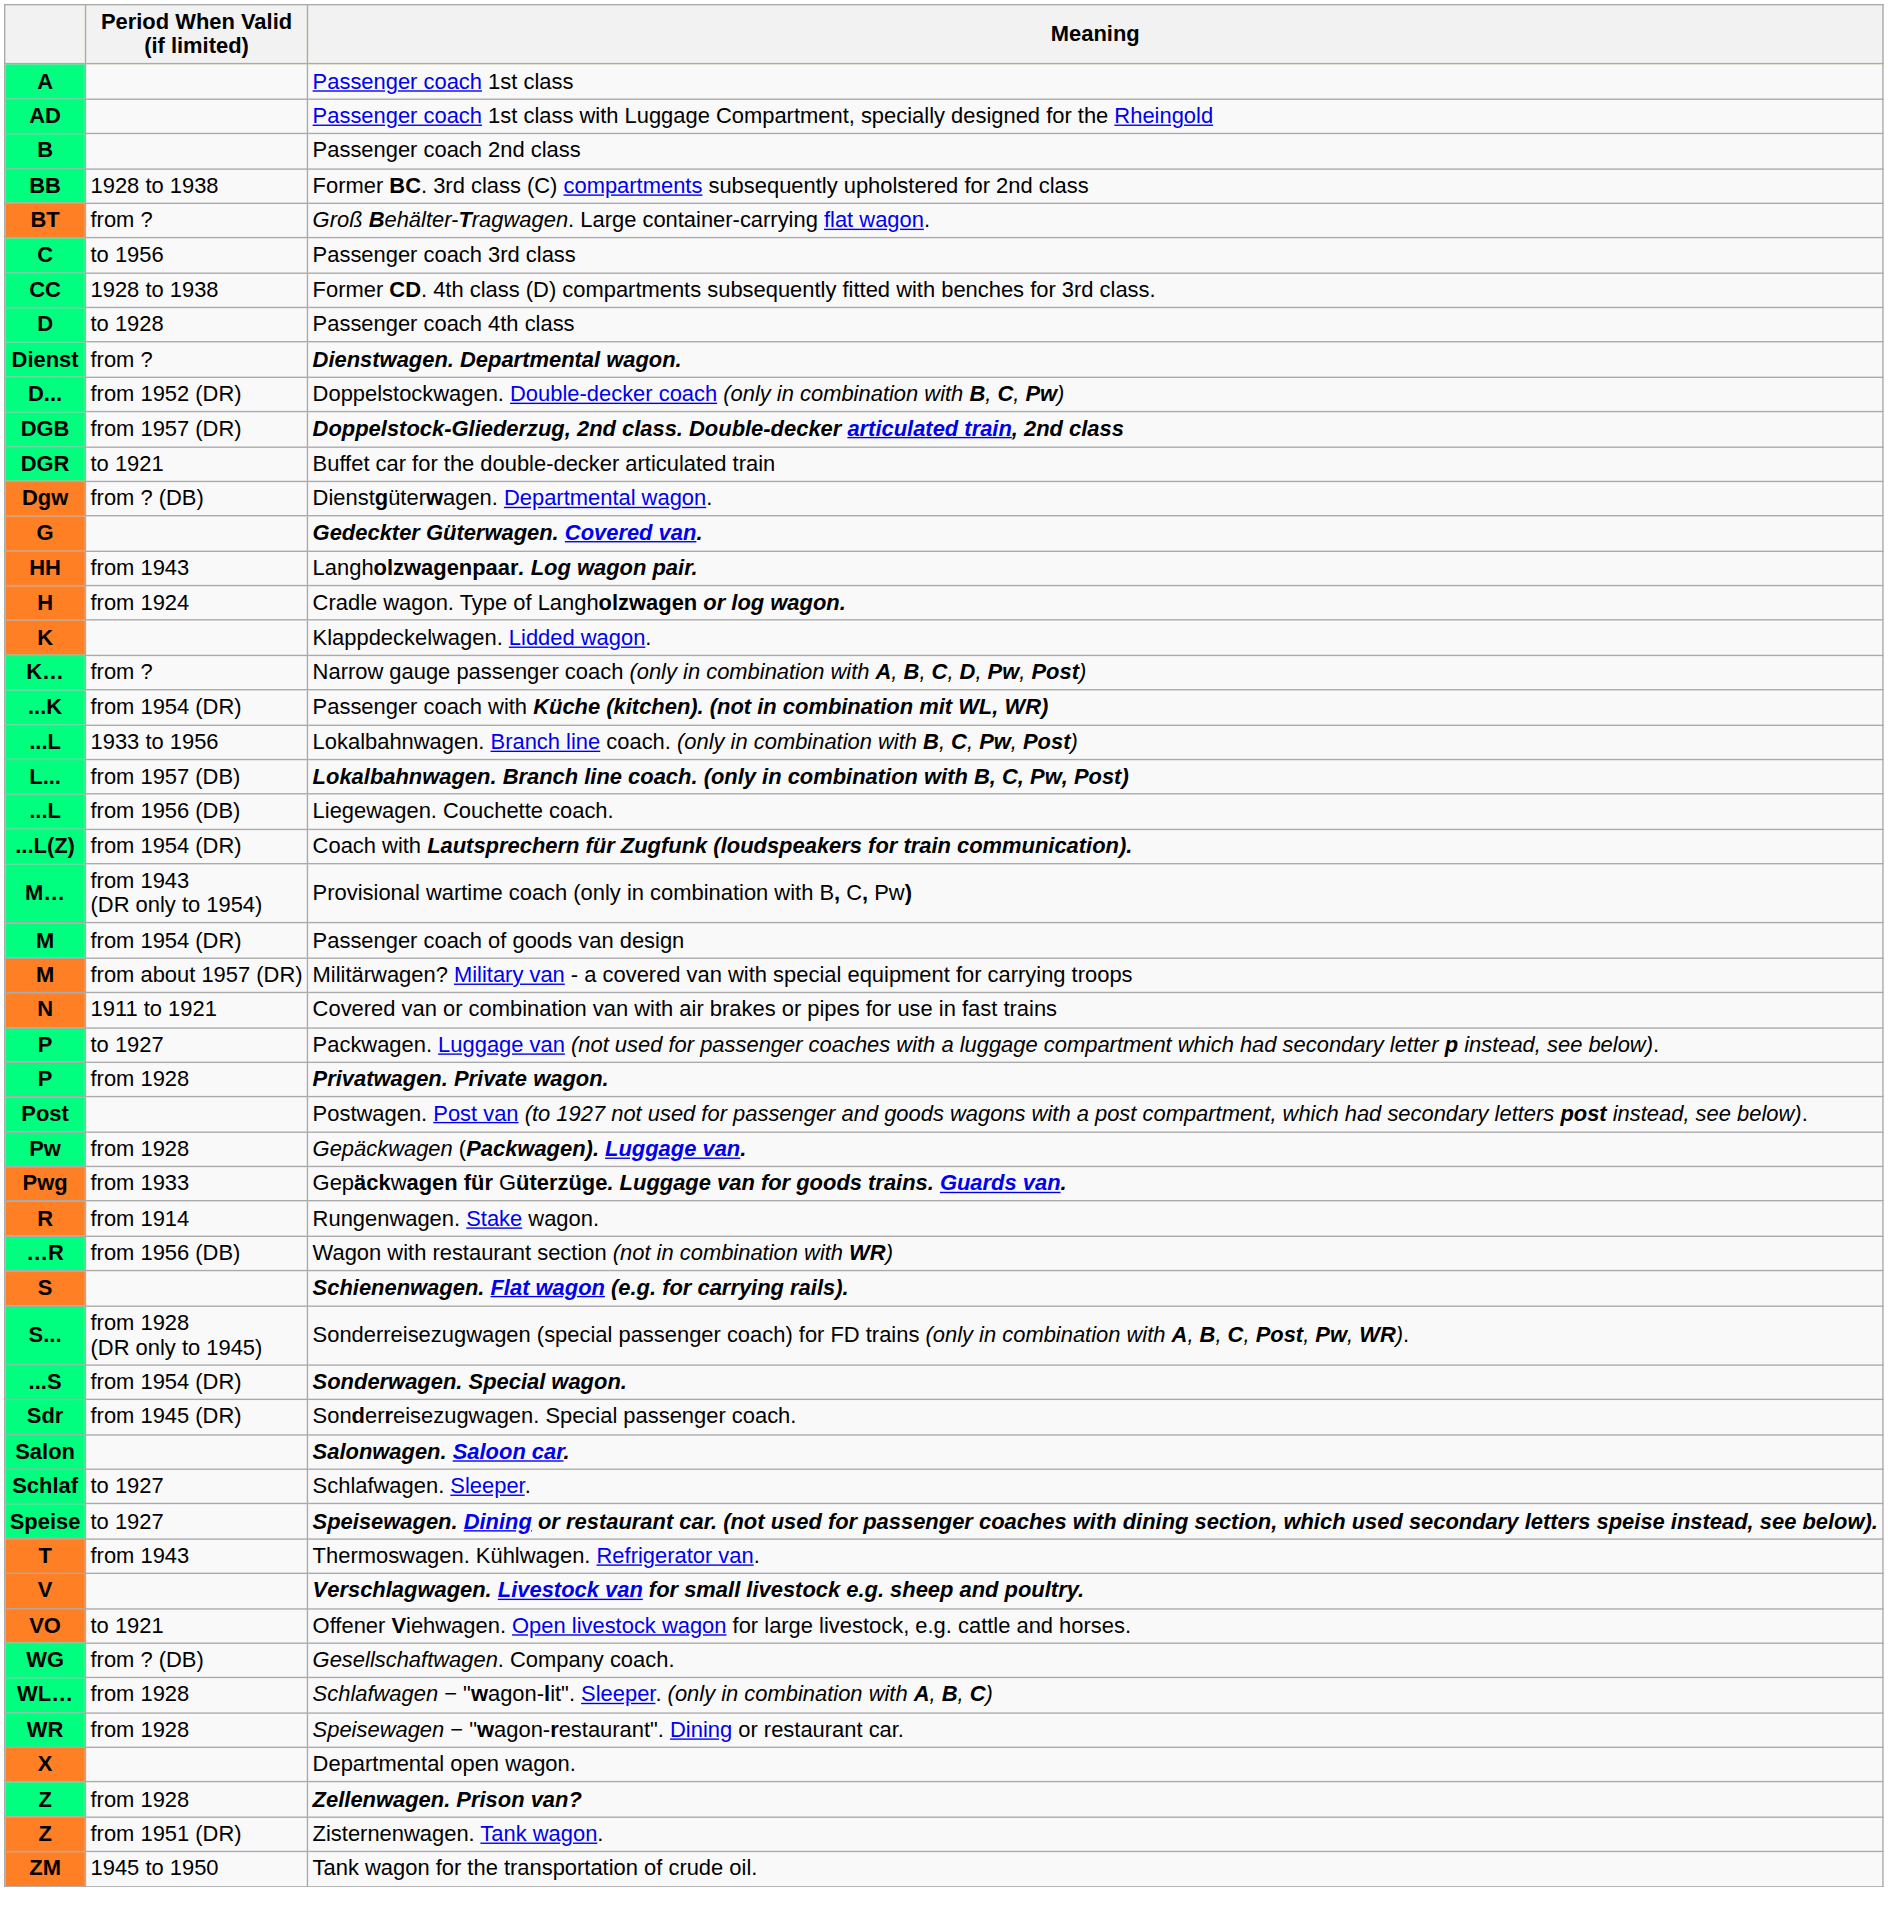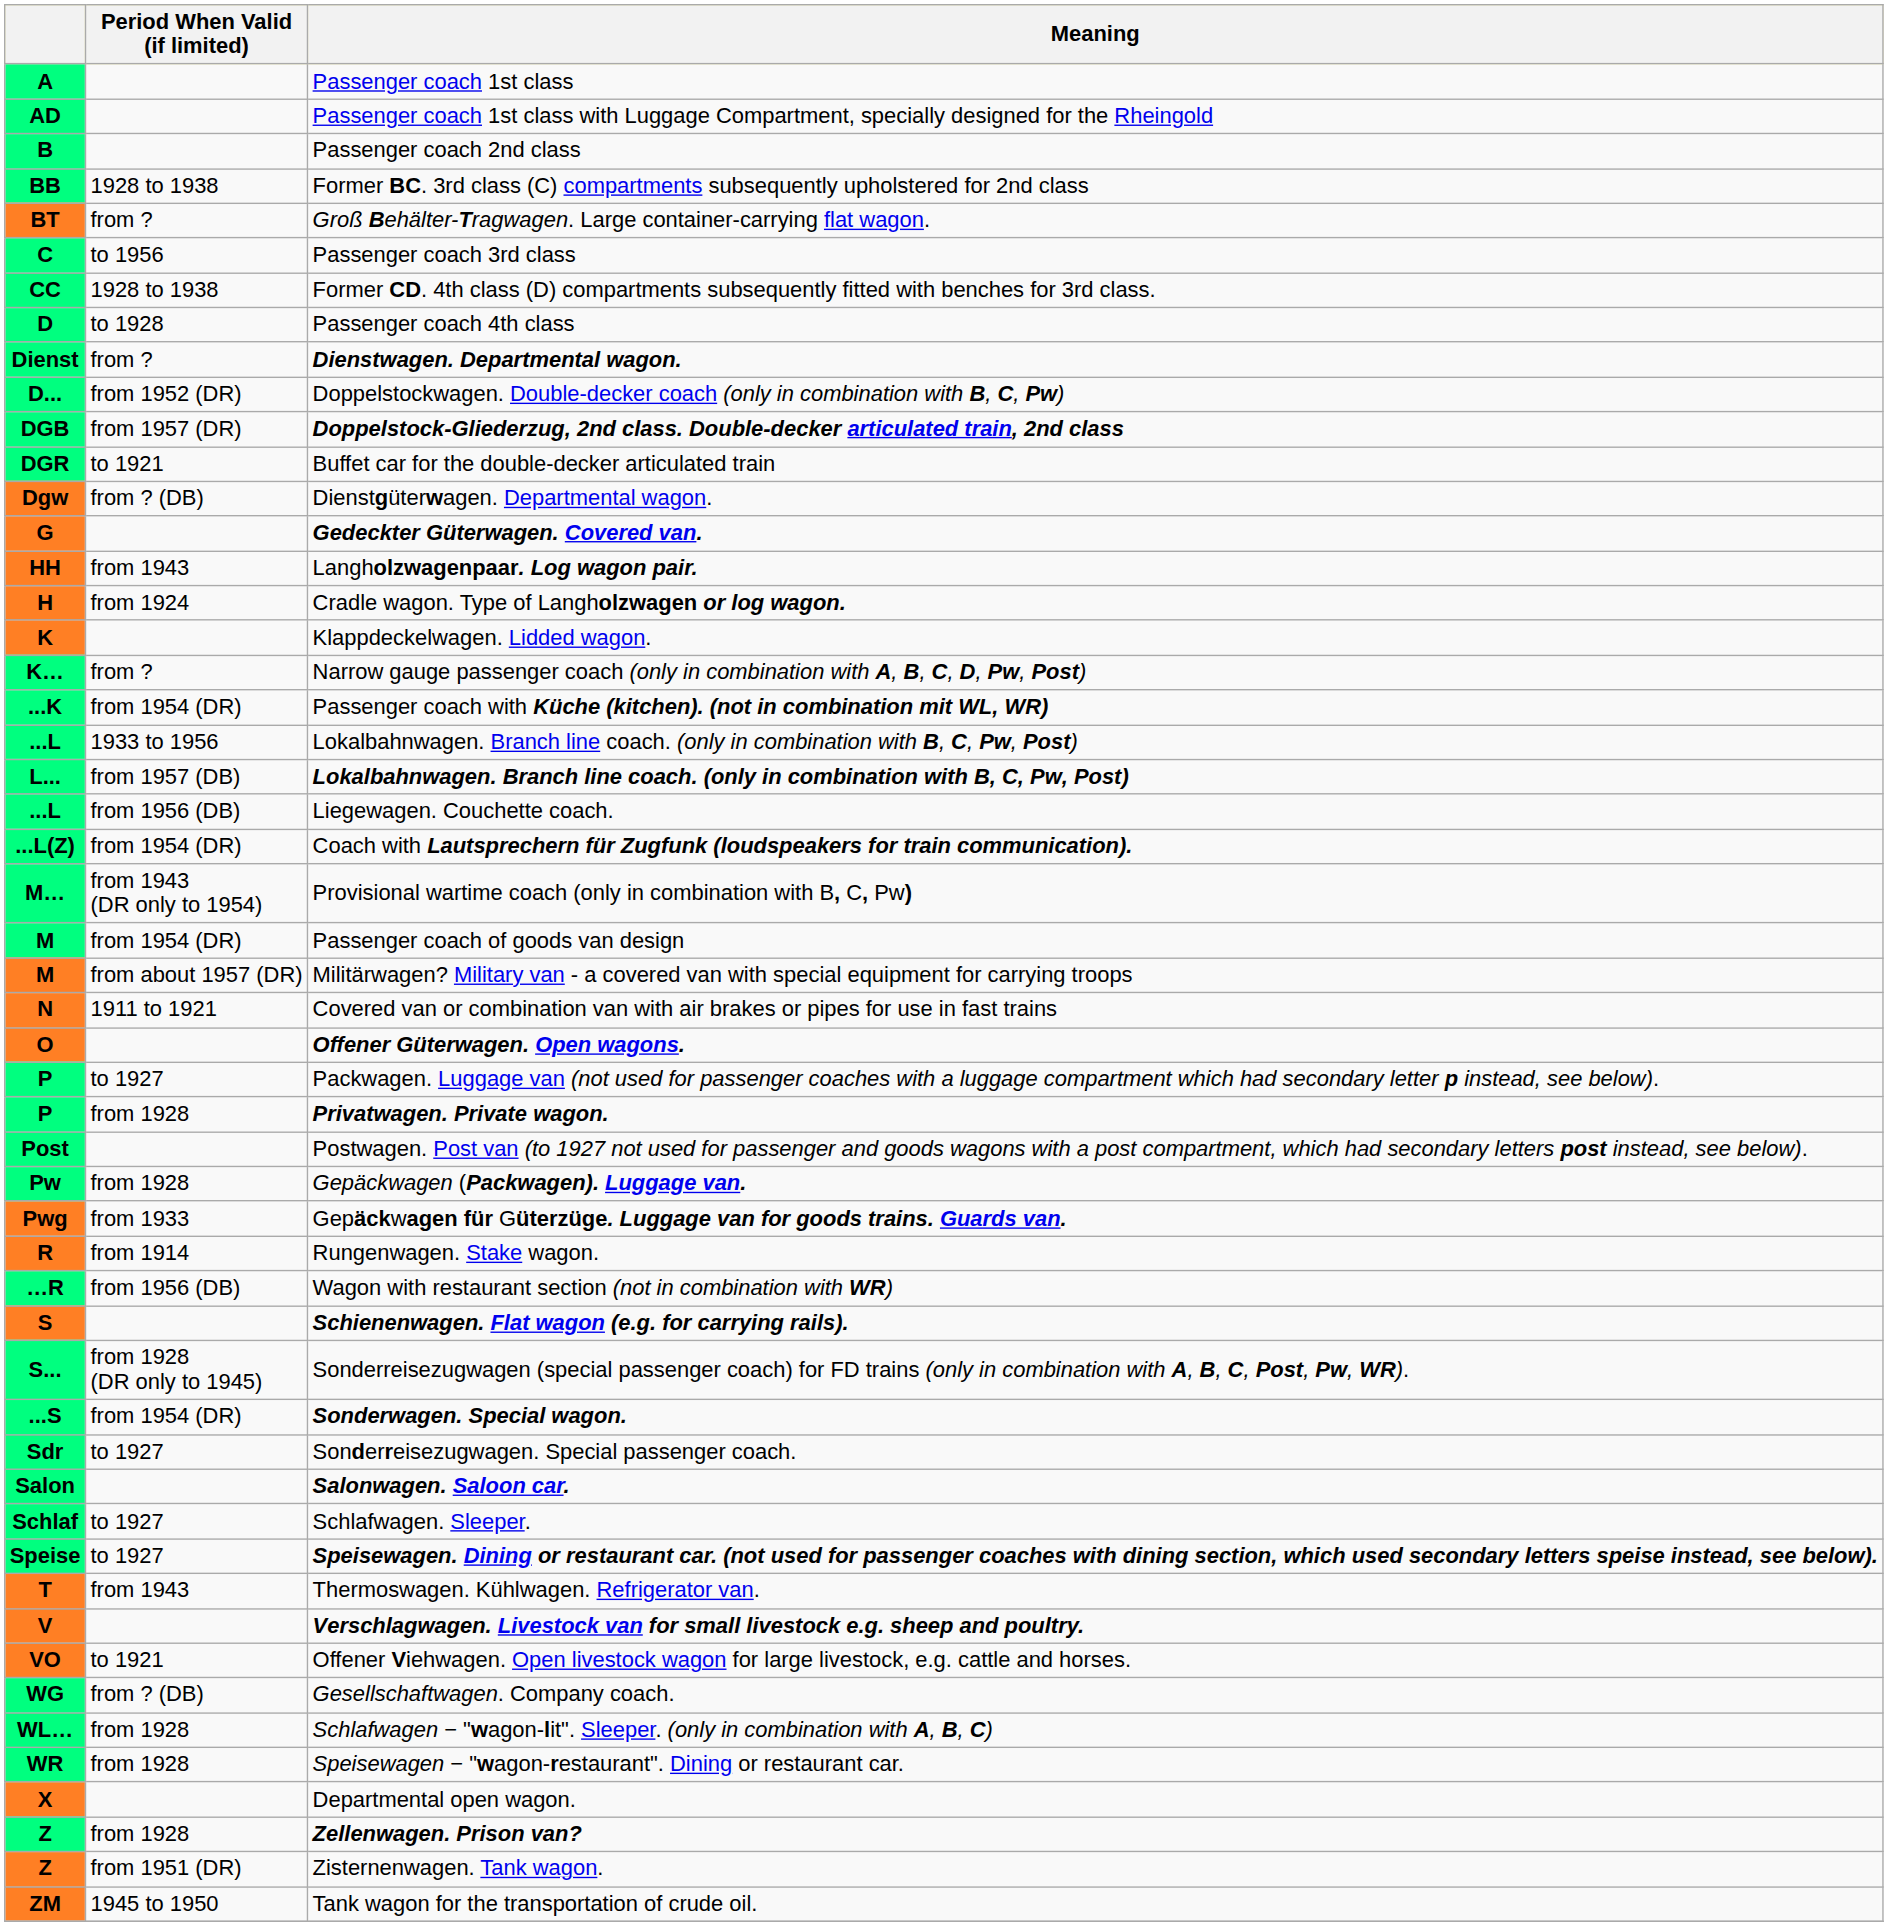+ row: (45, 1044)
(166, 1416) from 1945 (DR) -> (127, 1451) to 1927
